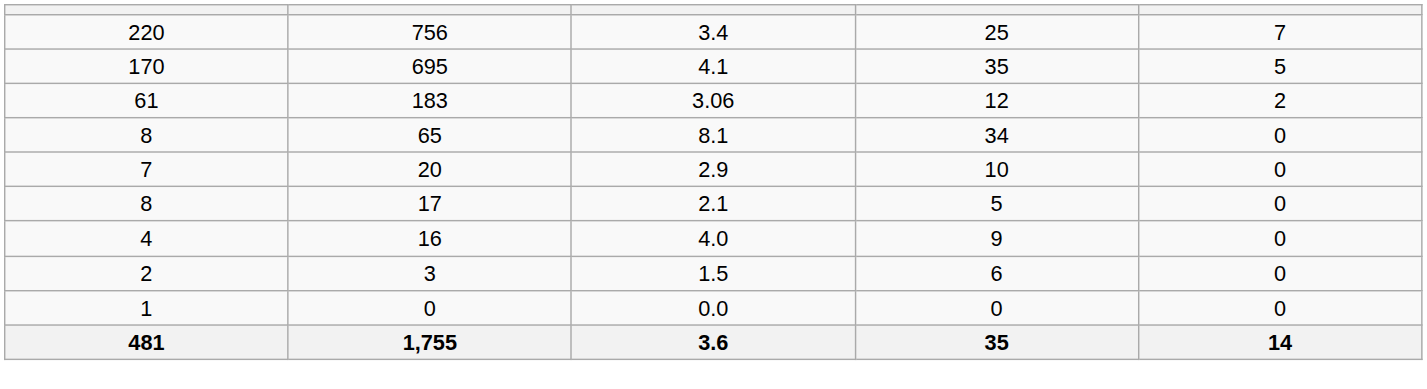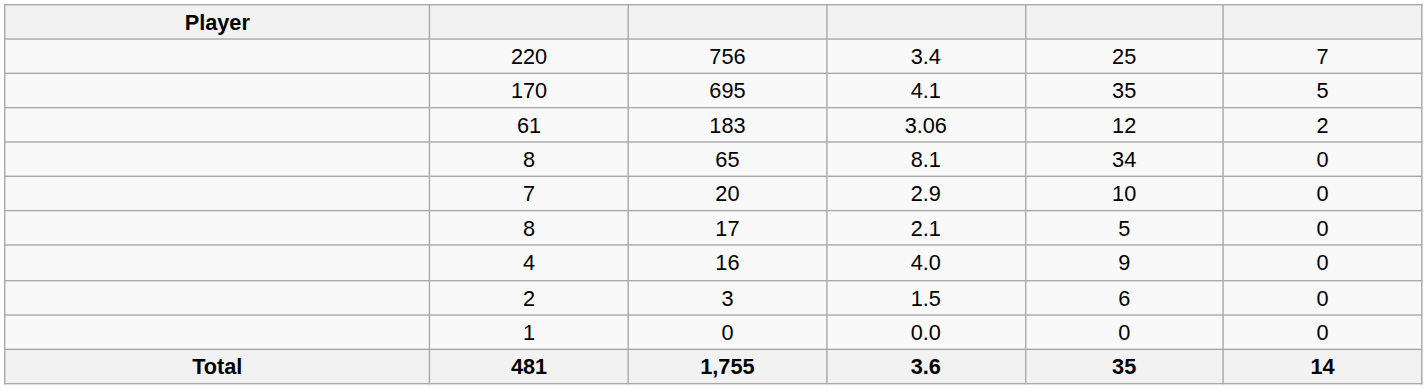+ column: (217, 22)
